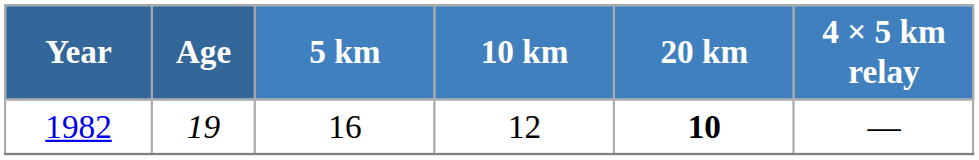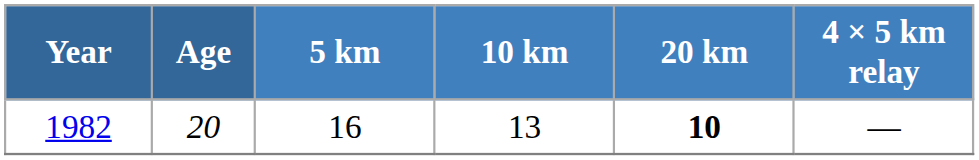(203, 126) 19 -> (203, 126) 20
(525, 126) 12 -> (525, 126) 13
